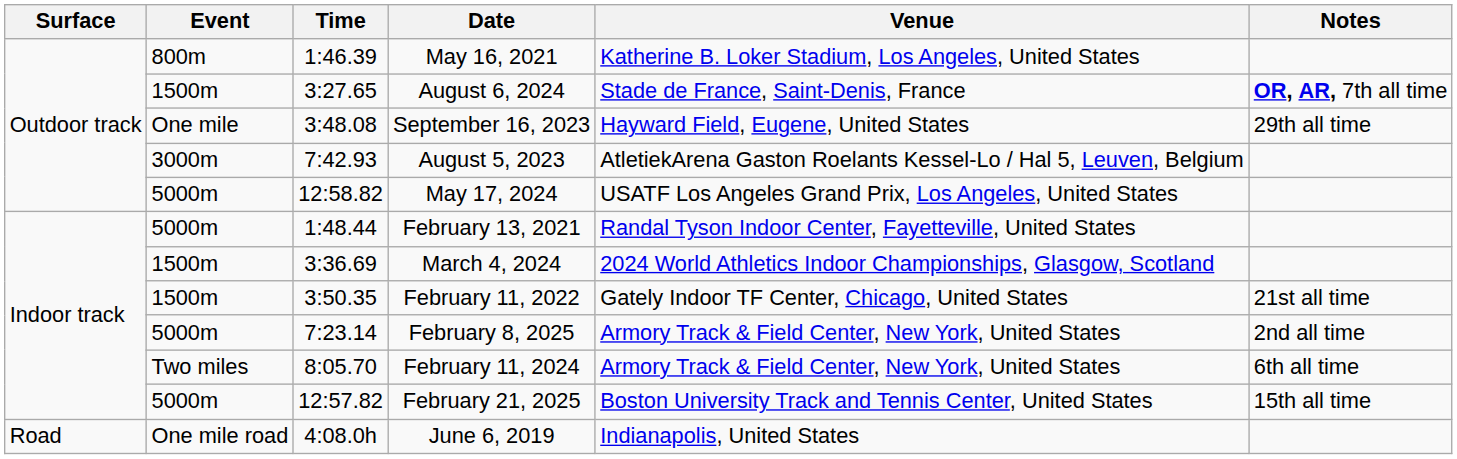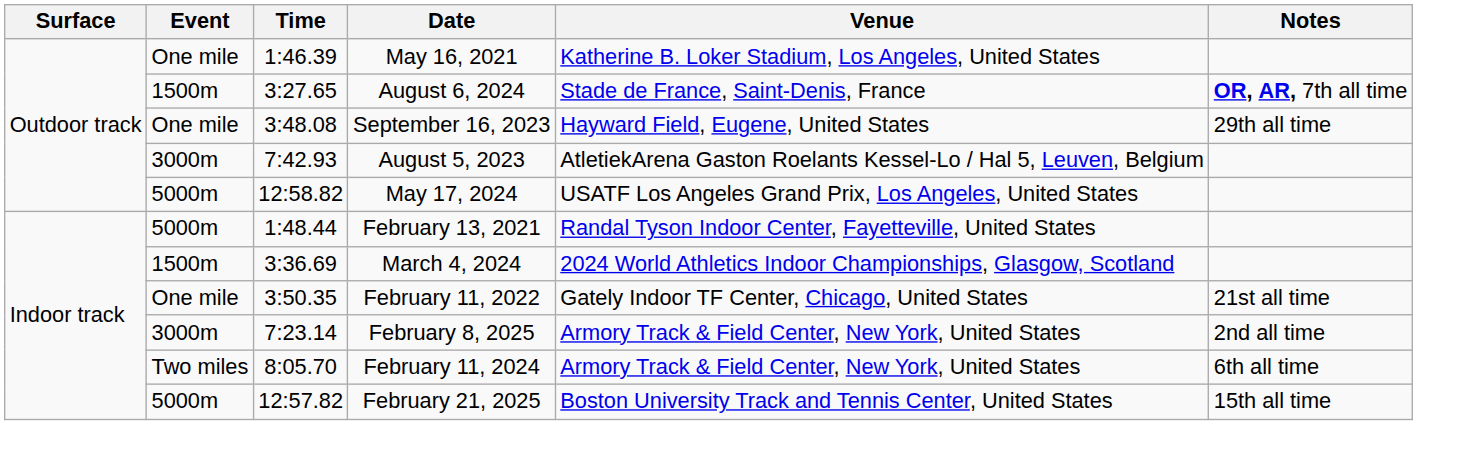(179, 56) 800m -> (195, 56) One mile
(185, 297) 1500m -> (195, 297) One mile
(185, 332) 5000m -> (185, 332) 3000m
- row: (492, 435)
